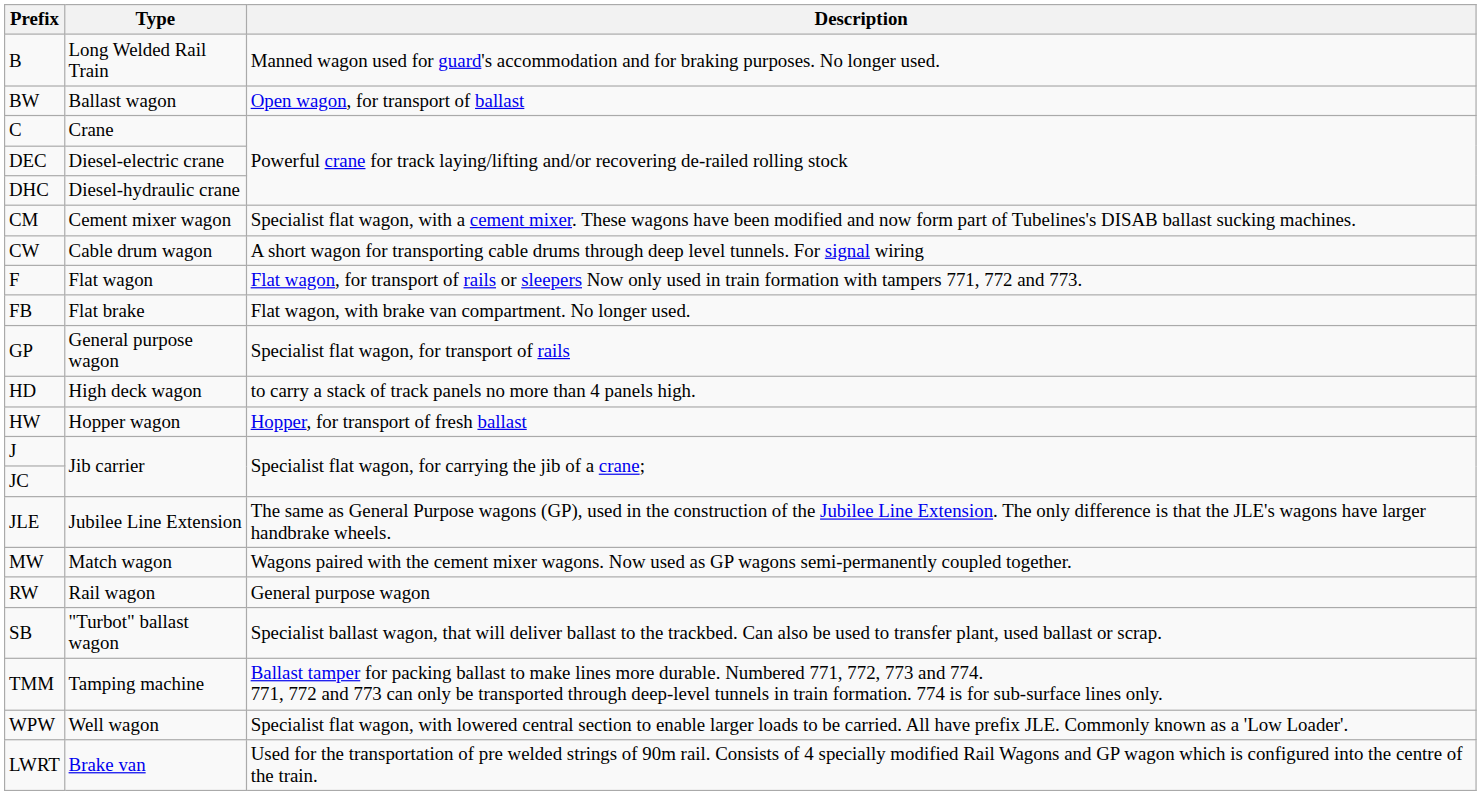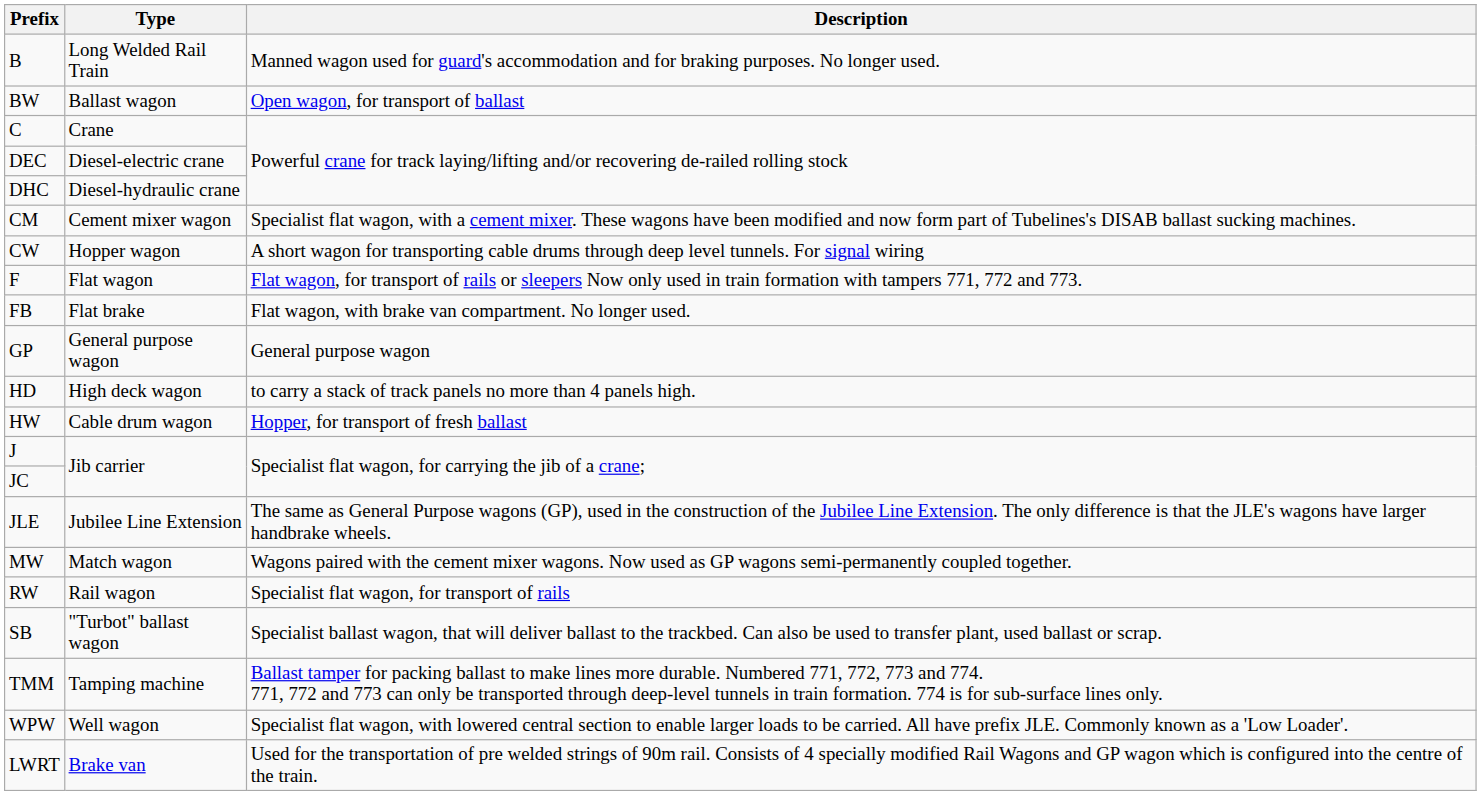(140, 250) Cable drum wagon -> (124, 250) Hopper wagon
(410, 350) Specialist flat wagon, for transport of rails -> (340, 350) General purpose wagon
(124, 421) Hopper wagon -> (140, 421) Cable drum wagon
(340, 592) General purpose wagon -> (410, 592) Specialist flat wagon, for transport of rails
